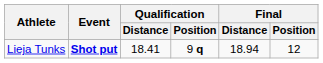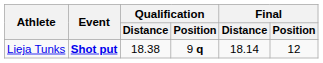(145, 49) 18.41 -> (145, 49) 18.38
(244, 49) 18.94 -> (244, 49) 18.14
